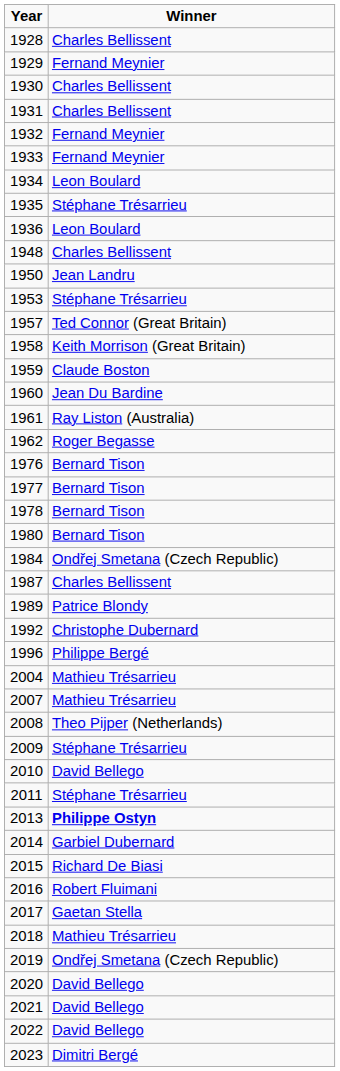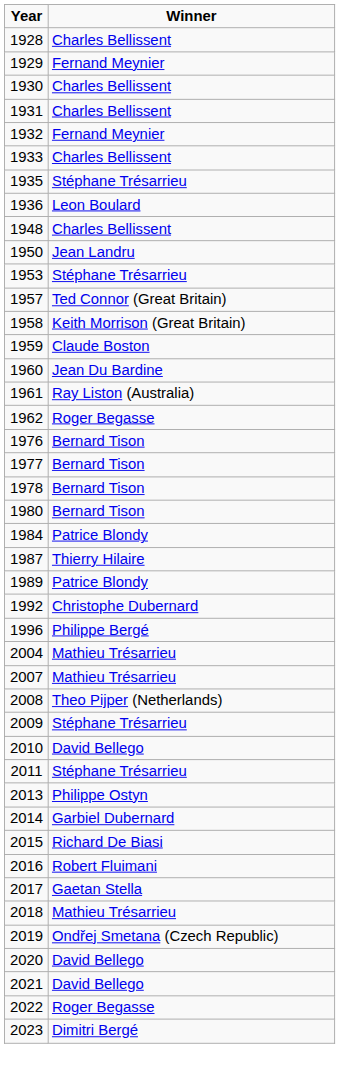(108, 157) Fernand Meynier -> (112, 157) Charles Bellissent
- row: (26, 181)
(165, 559) Ondřej Smetana (Czech Republic) -> (100, 535) Patrice Blondy
(112, 582) Charles Bellissent -> (98, 559) Thierry Hilaire
(104, 818) bold -> (100, 795) normal
(98, 1031) David Bellego -> (103, 1007) Roger Begasse
